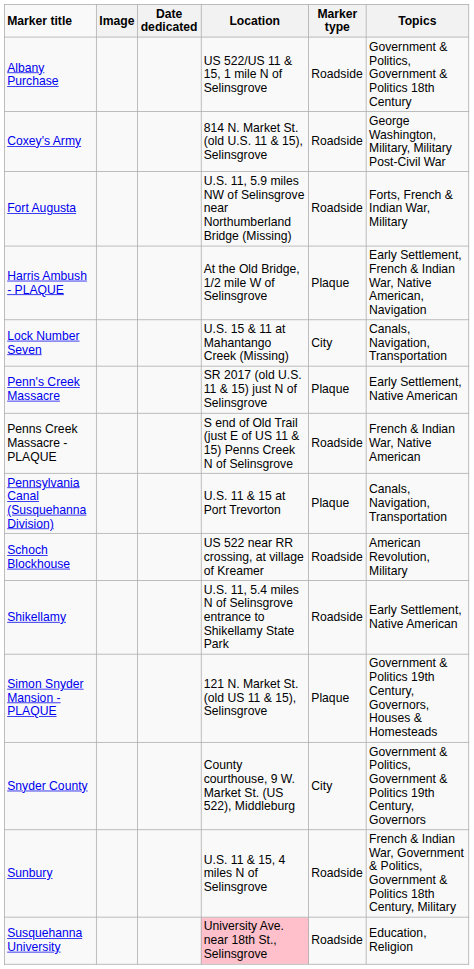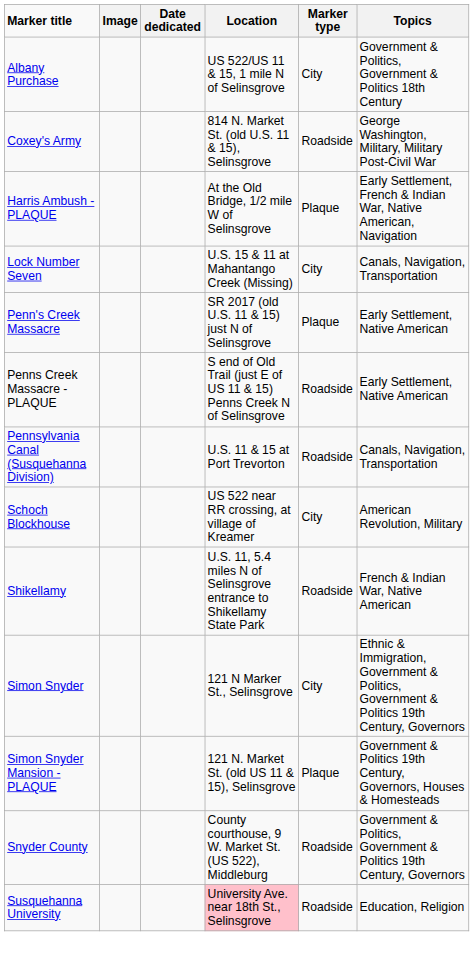(337, 74) Roadside -> (312, 74) City
- row: (42, 208)
(412, 443) French & Indian War, Native American -> (406, 389) Early Settlement, Native American
(330, 503) Plaque -> (327, 456) Roadside
(337, 557) Roadside -> (312, 517) City
(415, 617) Early Settlement, Native American -> (402, 591) French & Indian War, Native American
+ row: (45, 685)
(322, 785) City -> (327, 847) Roadside
- row: (30, 873)
